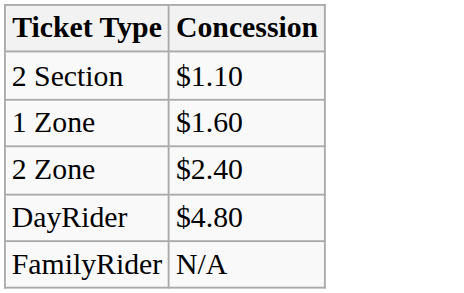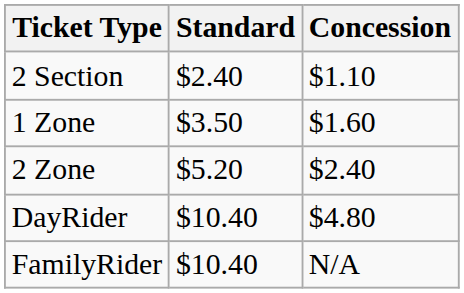+ column: (236, 28)
